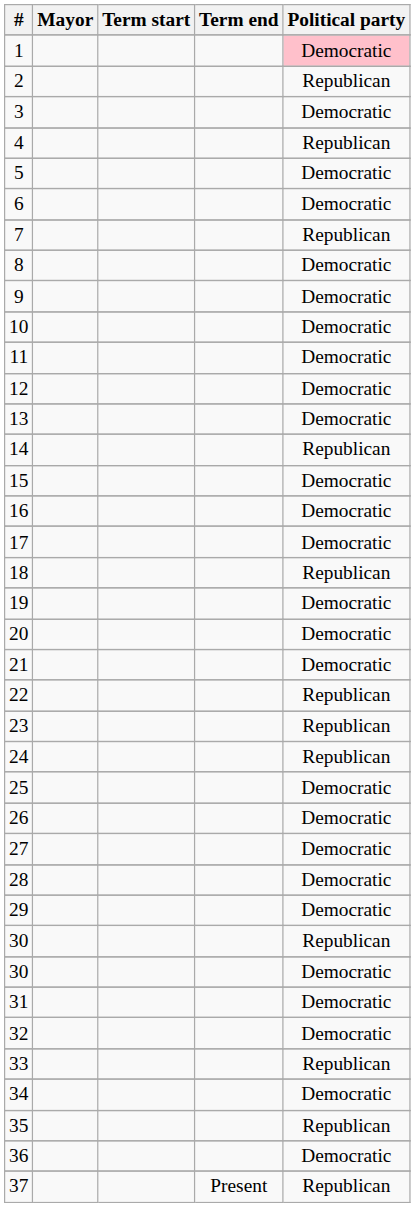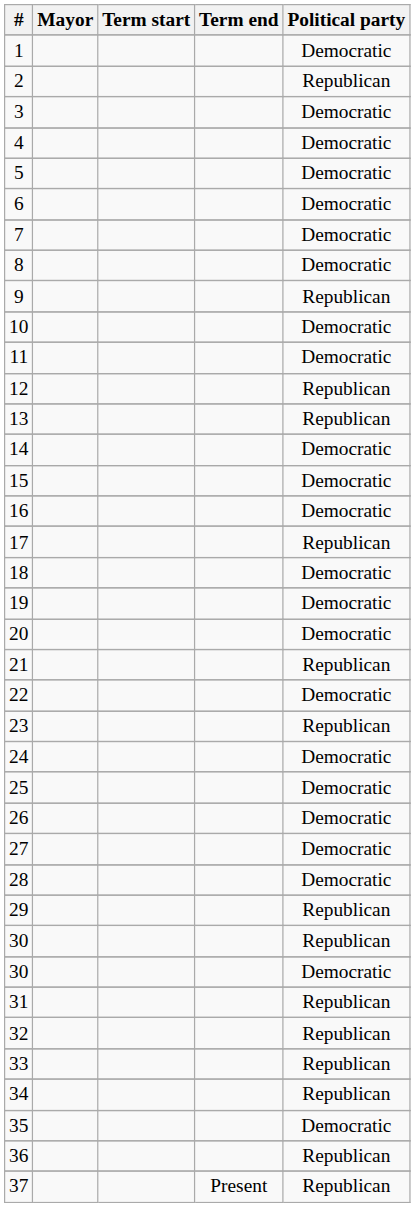(346, 50) pink background -> (346, 50) no background
(346, 142) Republican -> (346, 142) Democratic
(346, 234) Republican -> (346, 234) Democratic
(346, 296) Democratic -> (346, 296) Republican
(346, 388) Democratic -> (346, 388) Republican
(346, 419) Democratic -> (346, 419) Republican
(346, 449) Republican -> (346, 449) Democratic
(346, 541) Democratic -> (346, 541) Republican
(346, 572) Republican -> (346, 572) Democratic
(346, 664) Democratic -> (346, 664) Republican
(346, 695) Republican -> (346, 695) Democratic
(346, 756) Republican -> (346, 756) Democratic
(346, 910) Democratic -> (346, 910) Republican
(346, 1002) Democratic -> (346, 1002) Republican
(346, 1033) Democratic -> (346, 1033) Republican
(346, 1094) Democratic -> (346, 1094) Republican
(346, 1125) Republican -> (346, 1125) Democratic
(346, 1155) Democratic -> (346, 1155) Republican
